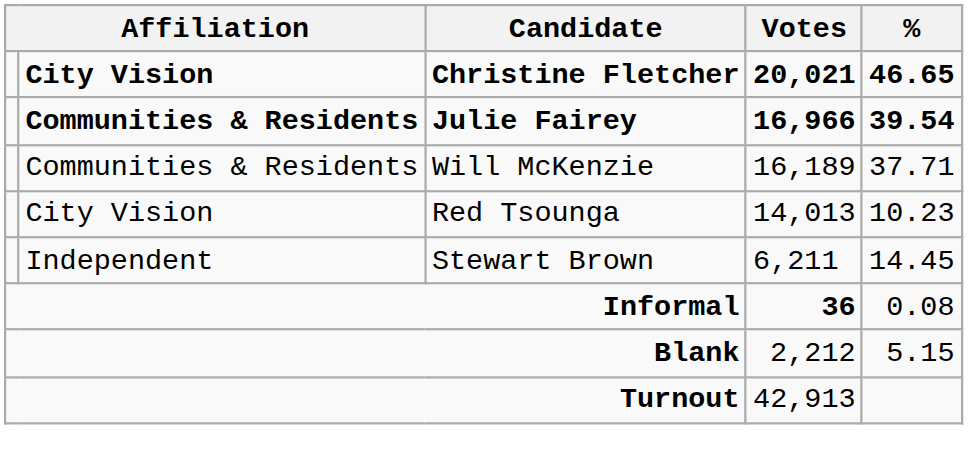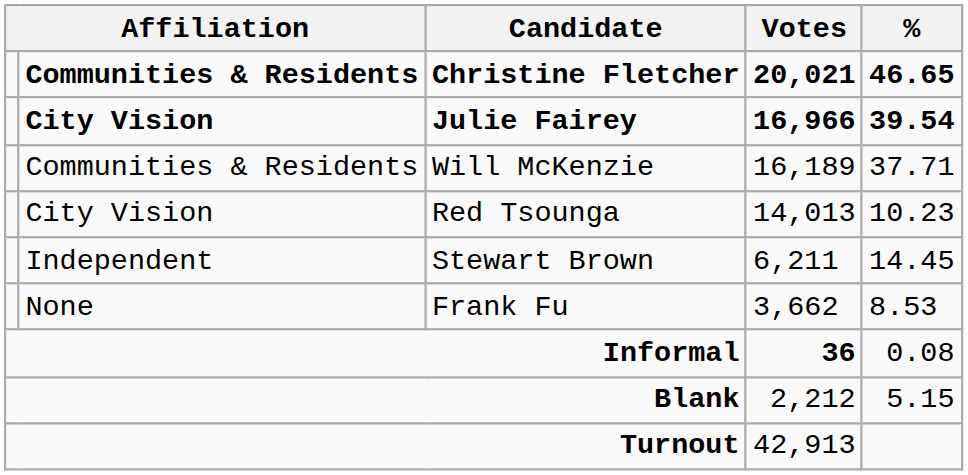(119, 75) City Vision -> (222, 75) Communities & Residents
(222, 121) Communities & Residents -> (119, 121) City Vision
+ row: (500, 307)
